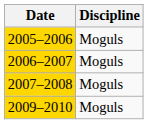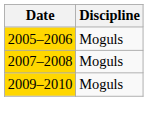- row: (40, 61)
